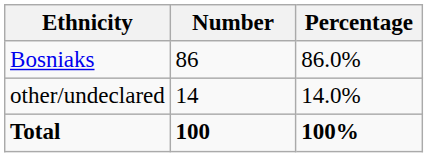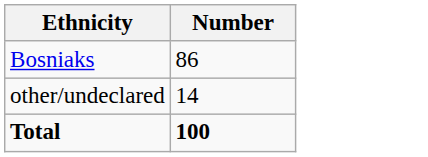- column: (359, 22)
